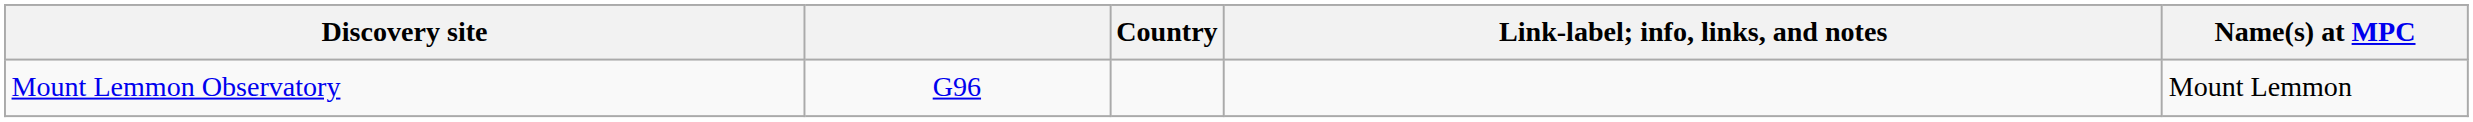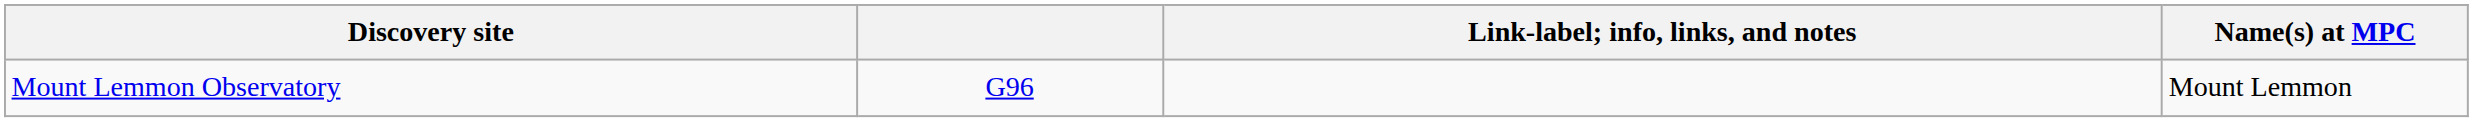- column: (1167, 31)
